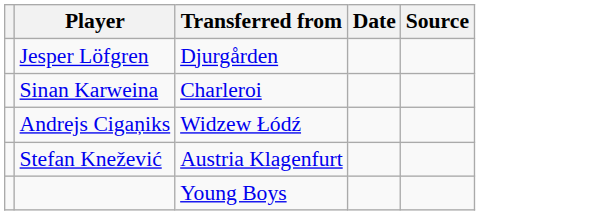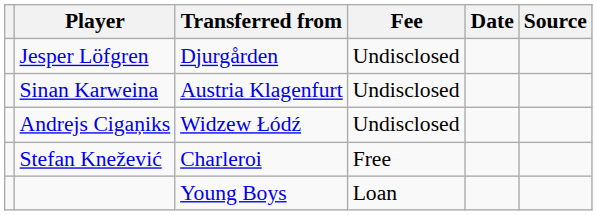+ column: (407, 21)
(221, 90) Charleroi -> (261, 90) Austria Klagenfurt
(261, 158) Austria Klagenfurt -> (221, 158) Charleroi
